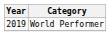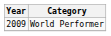(16, 24) 2019 -> (16, 24) 2009
